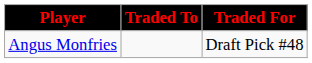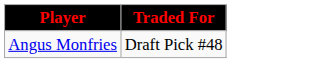- column: (161, 17)
